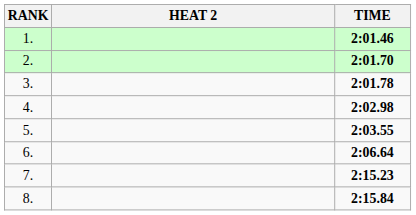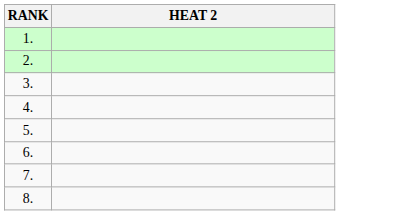- column: (372, 16)
